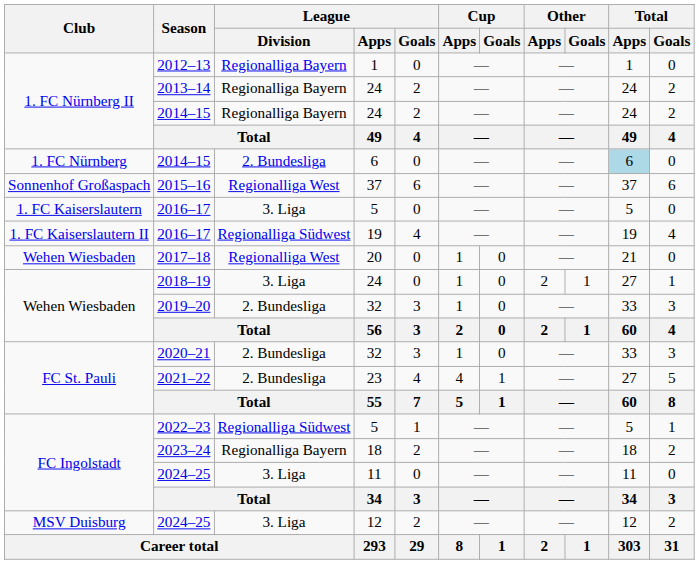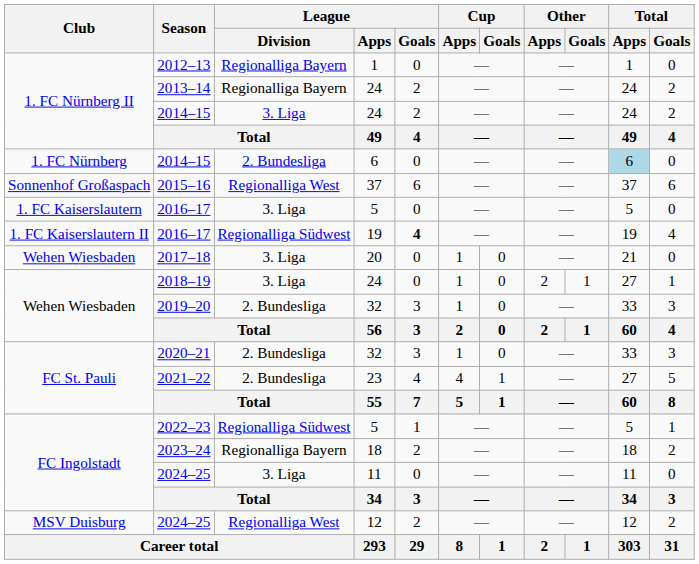(284, 112) Regionalliga Bayern -> (284, 112) 3. Liga
(417, 233) normal -> (417, 233) bold
(284, 257) Regionalliga West -> (284, 257) 3. Liga
(284, 522) 3. Liga -> (284, 522) Regionalliga West
